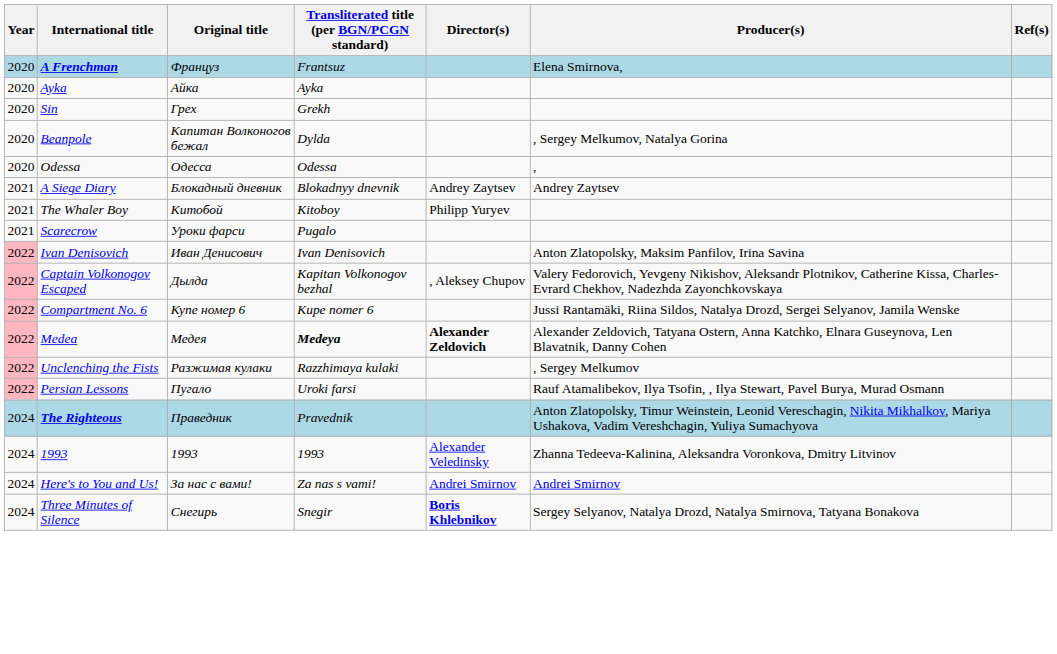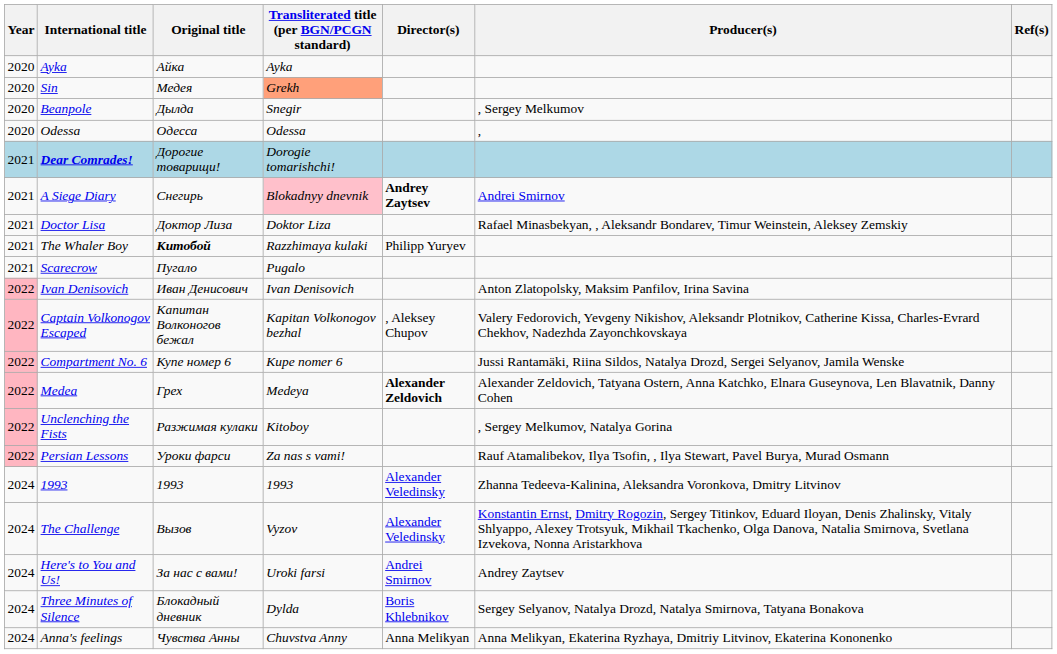- row: (79, 66)
(184, 109) Грех -> (174, 88) Медея
(314, 109) no background -> (283, 88) lightsalmon background
(231, 138) Капитан Волконогов бежал -> (175, 109) Дылда
(314, 138) Dylda -> (284, 109) Snegir
(630, 138) , Sergey Melkumov, Natalya Gorina -> (531, 109) , Sergey Melkumov
+ row: (87, 159)
(226, 188) Блокадный дневник -> (180, 195) Снегирь
(348, 188) no background -> (317, 195) pink background
(472, 188) normal -> (408, 195) bold
(576, 188) Andrey Zaytsev -> (521, 195) Andrei Smirnov
+ row: (73, 224)
(197, 209) normal -> (184, 246) bold
(318, 209) Kitoboy -> (317, 246) Razzhimaya kulaki
(208, 231) Уроки фарси -> (177, 267) Пугало
(189, 281) Дылда -> (189, 325) Капитан Волконогов бежал
(189, 338) Медея -> (169, 390) Грех
(319, 338) bold -> (288, 390) normal
(348, 367) Razzhimaya kulaki -> (288, 426) Kitoboy
(586, 367) , Sergey Melkumov -> (575, 426) , Sergey Melkumov, Natalya Gorina
(191, 389) Пугало -> (194, 455) Уроки фарси
(327, 389) Uroki farsi -> (306, 455) Za nas s vami!
- row: (81, 418)
+ row: (80, 528)
(337, 483) Za nas s vami! -> (296, 572) Uroki farsi
(577, 483) Andrei Smirnov -> (521, 572) Andrey Zaytsev
(194, 512) Снегирь -> (188, 609) Блокадный дневник
(315, 512) Snegir -> (283, 609) Dylda
(463, 512) bold -> (417, 609) normal
+ row: (81, 638)
